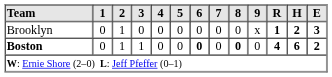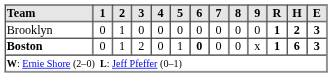(257, 29) x -> (257, 29) 0
(141, 46) 1 -> (141, 46) 2
(180, 46) 0 -> (180, 46) 1
(238, 46) bold -> (238, 46) normal
(257, 46) 0 -> (257, 46) x
(277, 46) 4 -> (277, 46) 1
(317, 46) 2 -> (317, 46) 3
